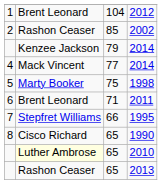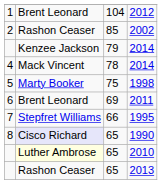(112, 65) 77 -> (112, 65) 78
(112, 100) 71 -> (112, 100) 69
(52, 135) no background -> (52, 135) lavender background
